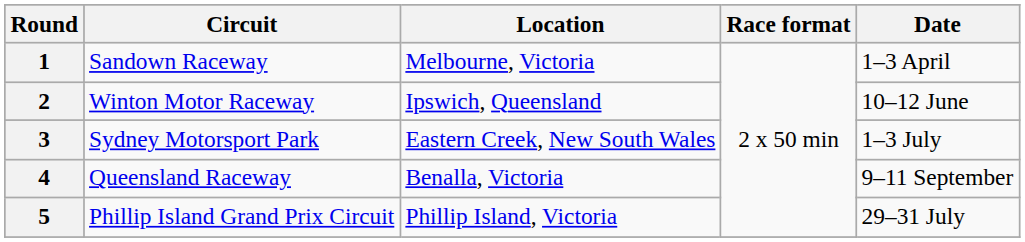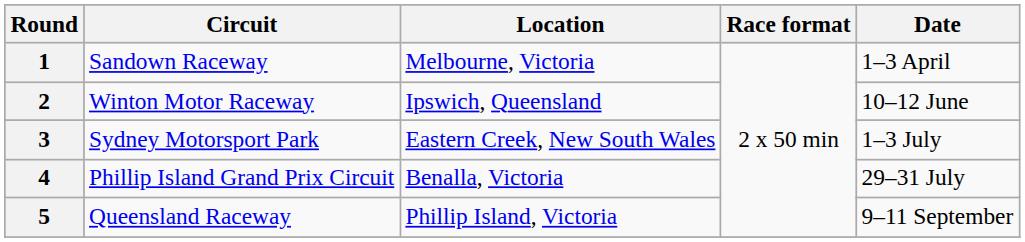(190, 177) Queensland Raceway -> (242, 177) Phillip Island Grand Prix Circuit
(937, 177) 9–11 September -> (913, 177) 29–31 July
(242, 216) Phillip Island Grand Prix Circuit -> (190, 216) Queensland Raceway
(913, 216) 29–31 July -> (937, 216) 9–11 September
